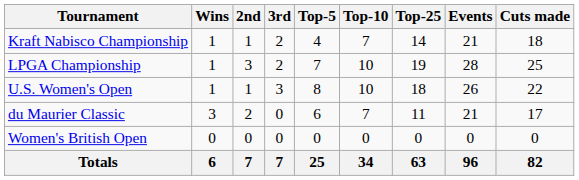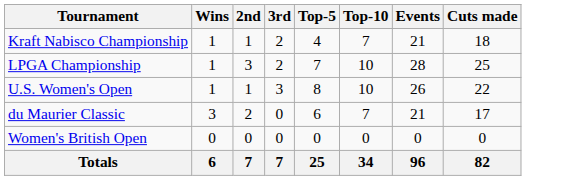- column: (418, 16)
